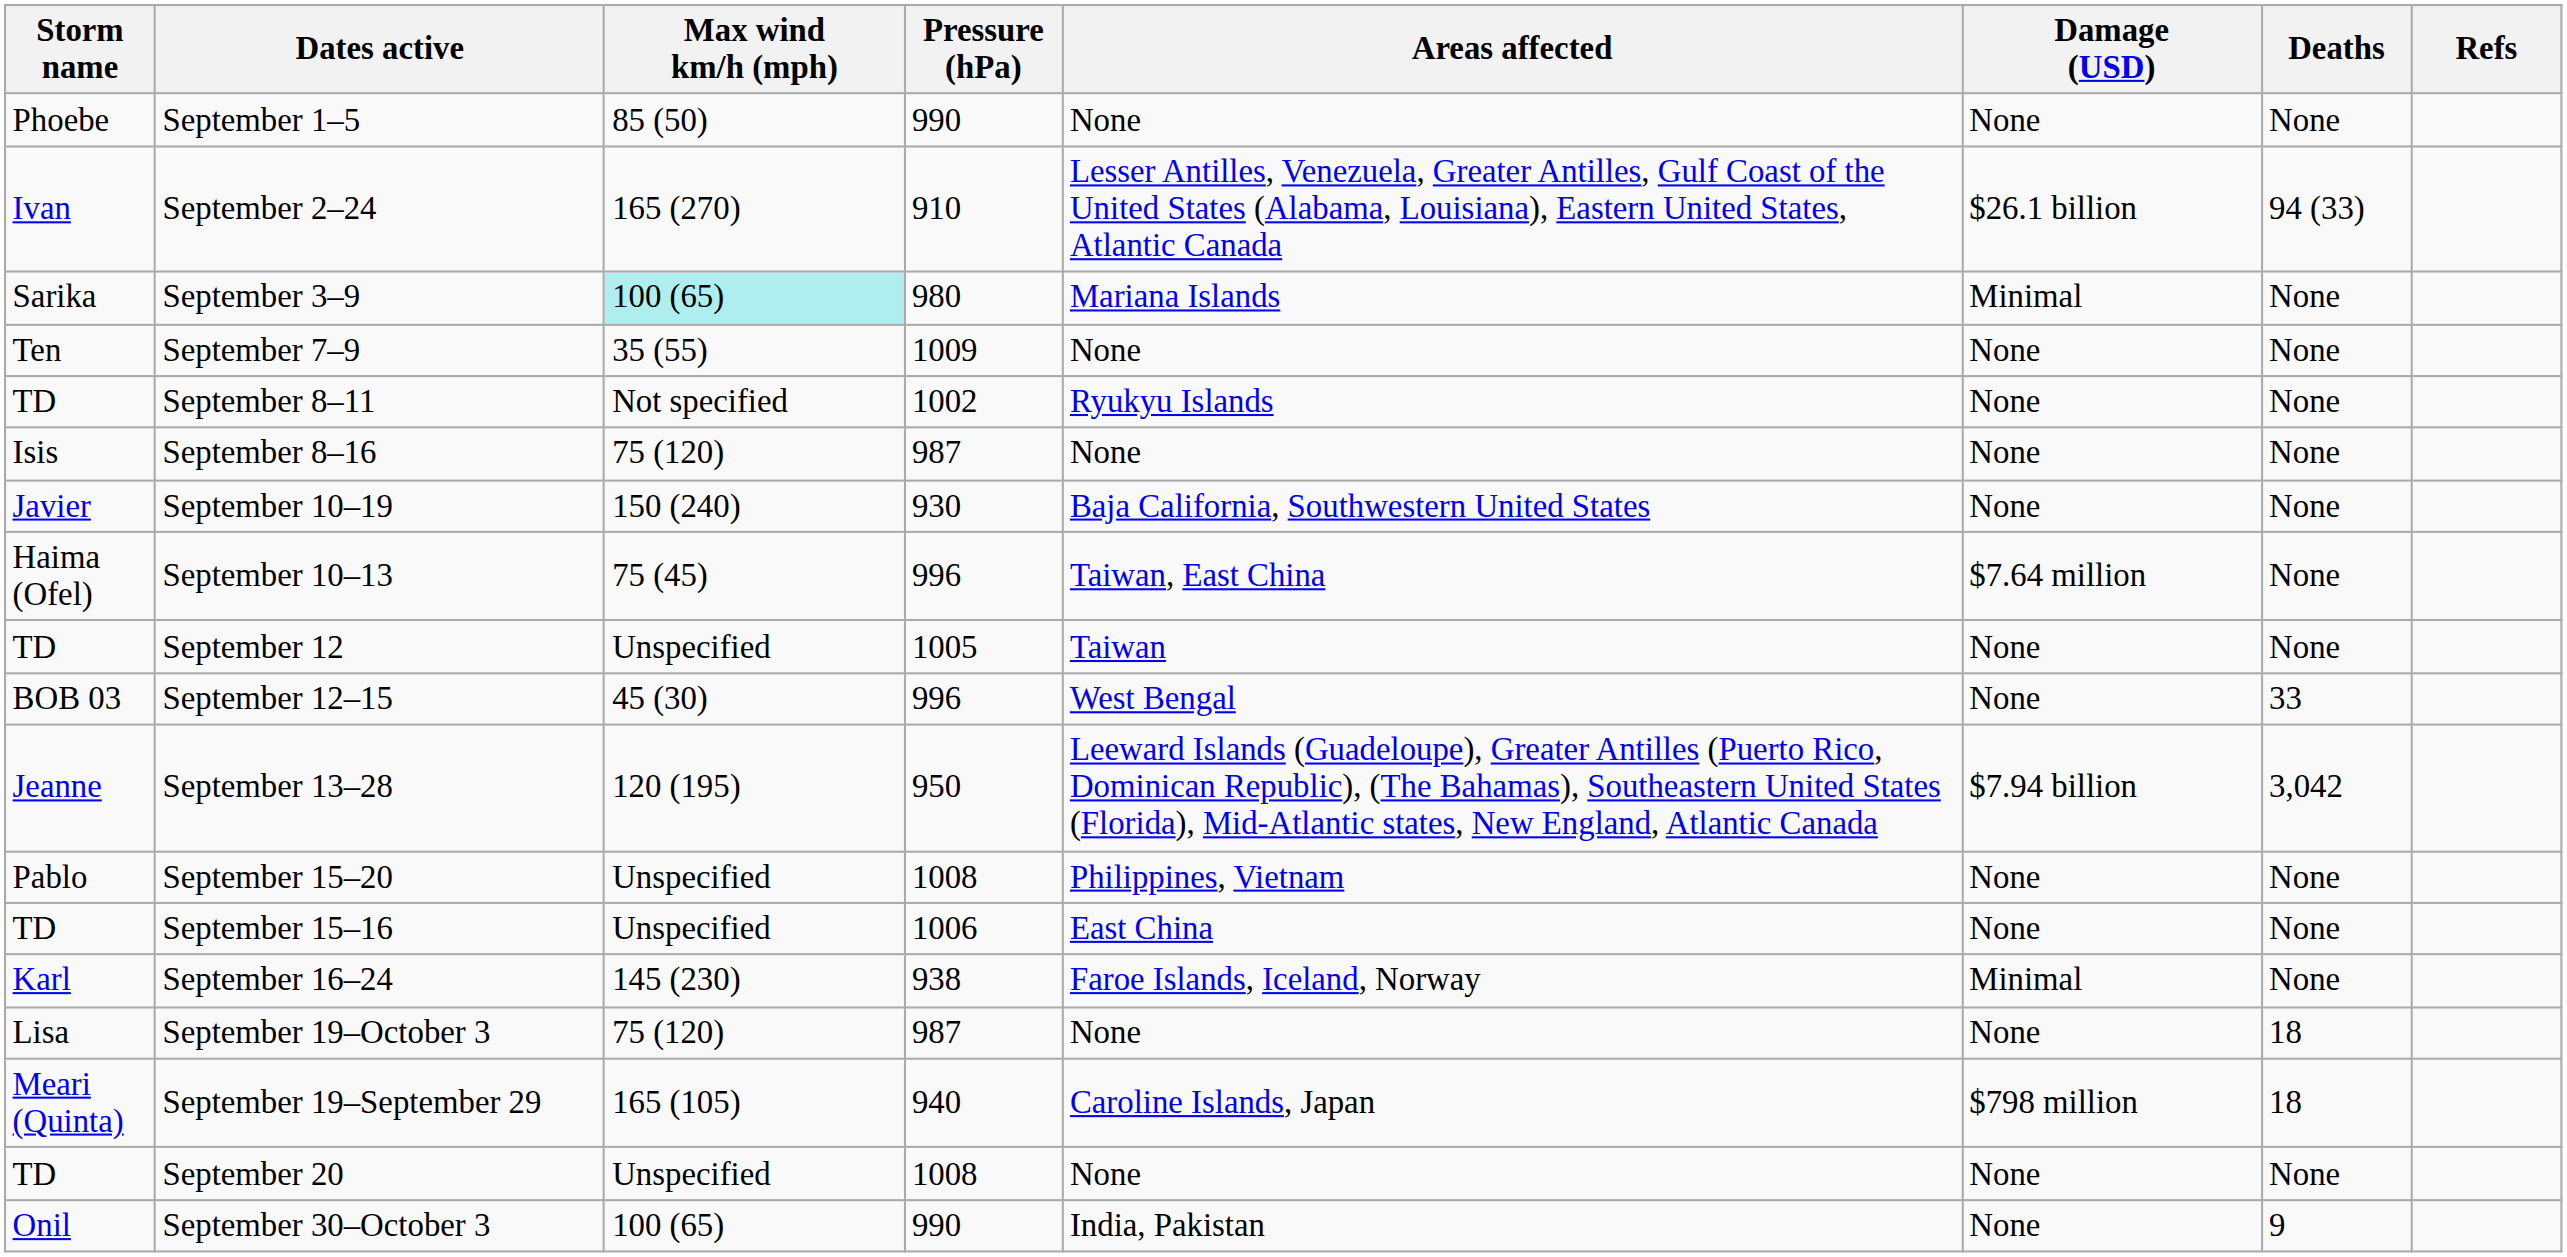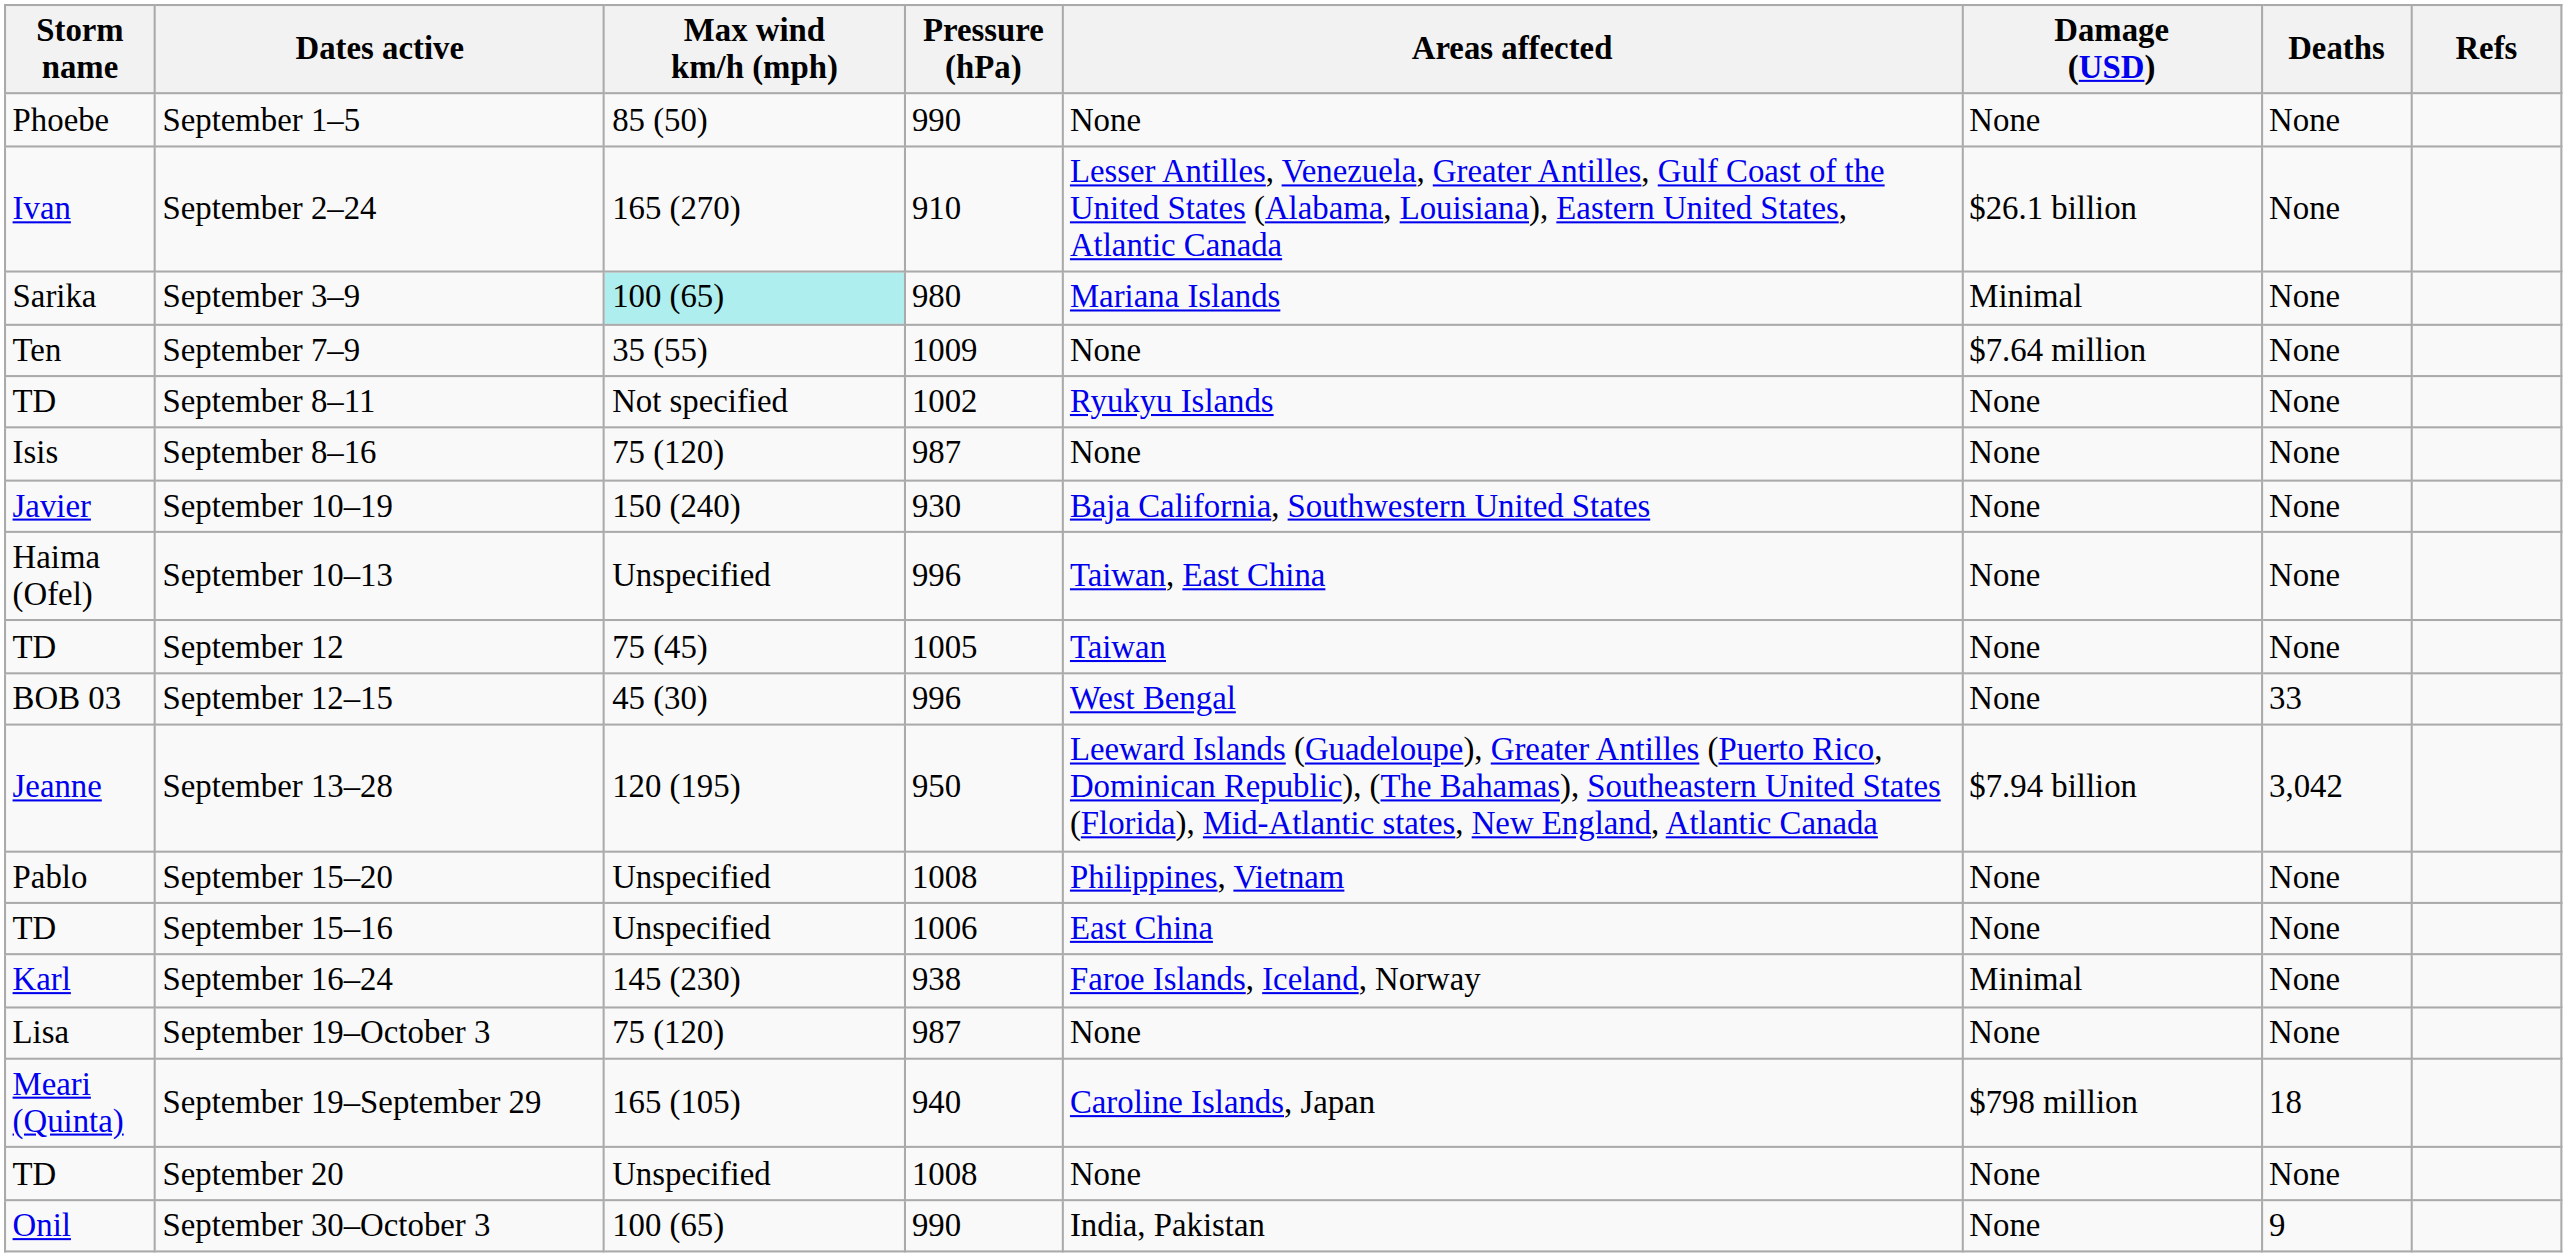(2317, 208) 94 (33) -> (2305, 208) None
(2005, 349) None -> (2058, 349) $7.64 million
(660, 575) 75 (45) -> (691, 575) Unspecified
(2058, 575) $7.64 million -> (2005, 575) None
(691, 646) Unspecified -> (660, 646) 75 (45)
(2285, 1032) 18 -> (2305, 1032) None
